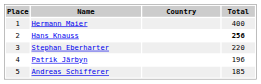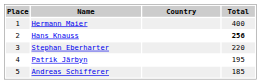(238, 60) 196 -> (238, 60) 195
